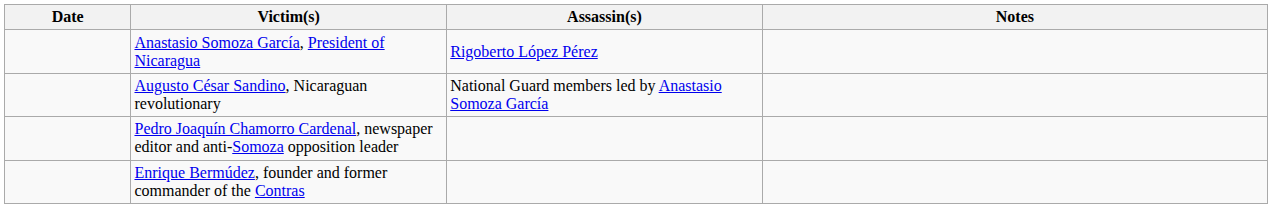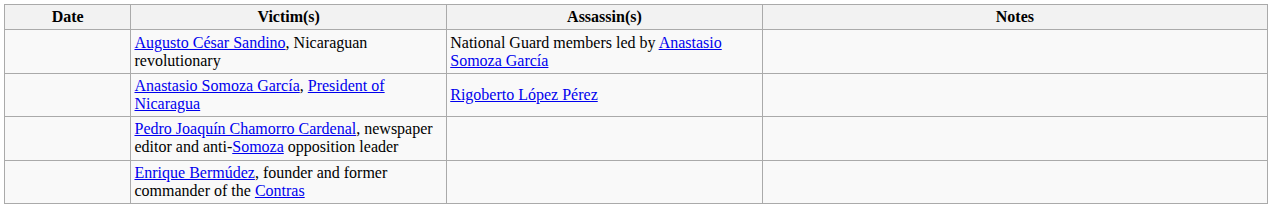rows swapped: (251, 94) <-> (260, 51)
